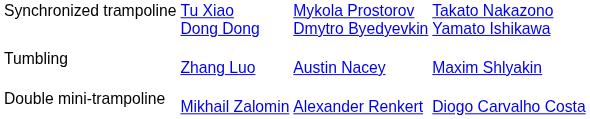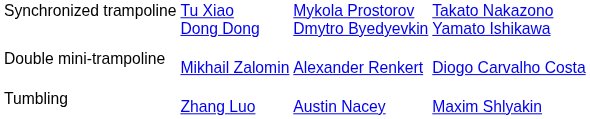rows swapped: (85, 98) <-> (36, 59)
